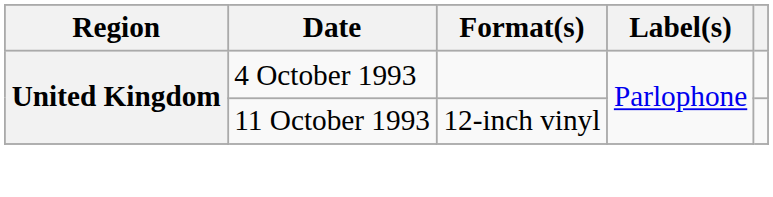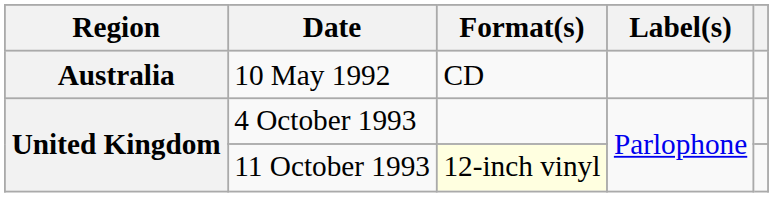+ row: (312, 74)
(522, 120) no background -> (522, 167) lightyellow background
